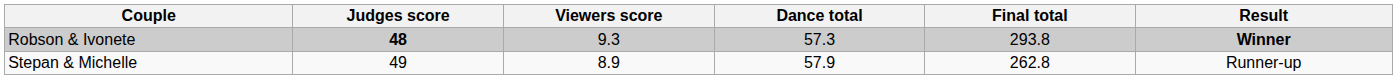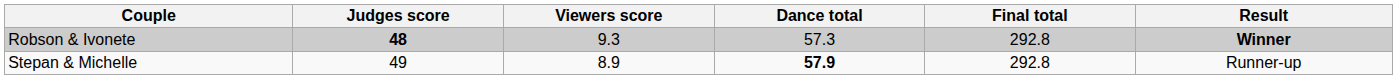(1030, 39) 293.8 -> (1030, 39) 292.8
(819, 62) normal -> (819, 62) bold
(1030, 62) 262.8 -> (1030, 62) 292.8
